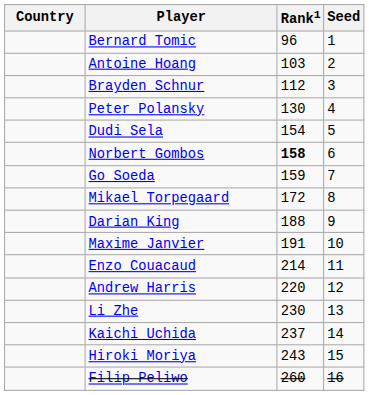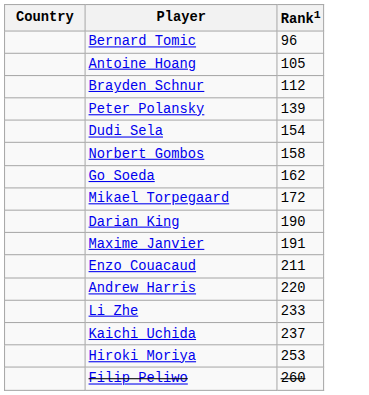- column: (344, 18)
(293, 64) 103 -> (293, 64) 105
(293, 109) 130 -> (293, 109) 139
(293, 154) bold -> (293, 154) normal
(293, 176) 159 -> (293, 176) 162
(293, 221) 188 -> (293, 221) 190
(293, 266) 214 -> (293, 266) 211
(293, 311) 230 -> (293, 311) 233
(293, 356) 243 -> (293, 356) 253
